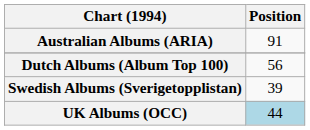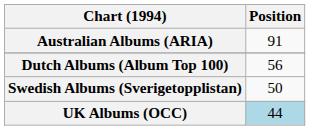(275, 88) 39 -> (275, 88) 50
